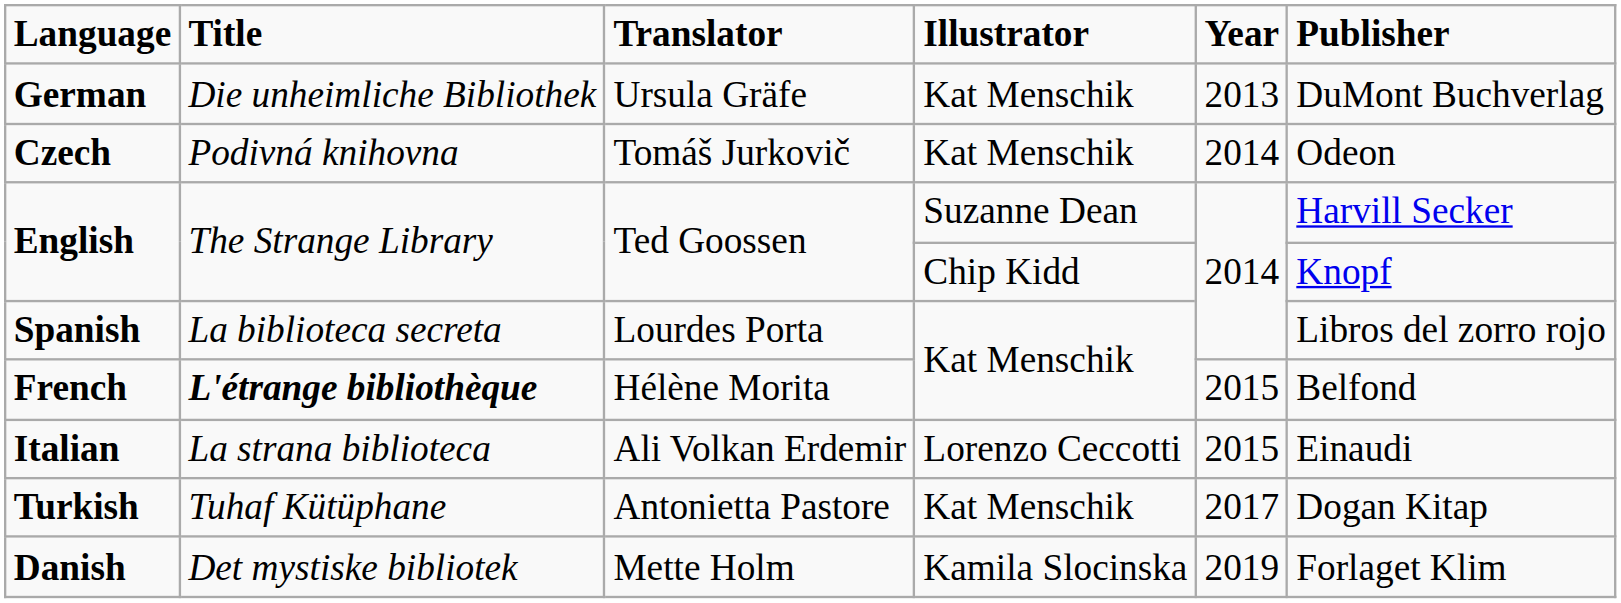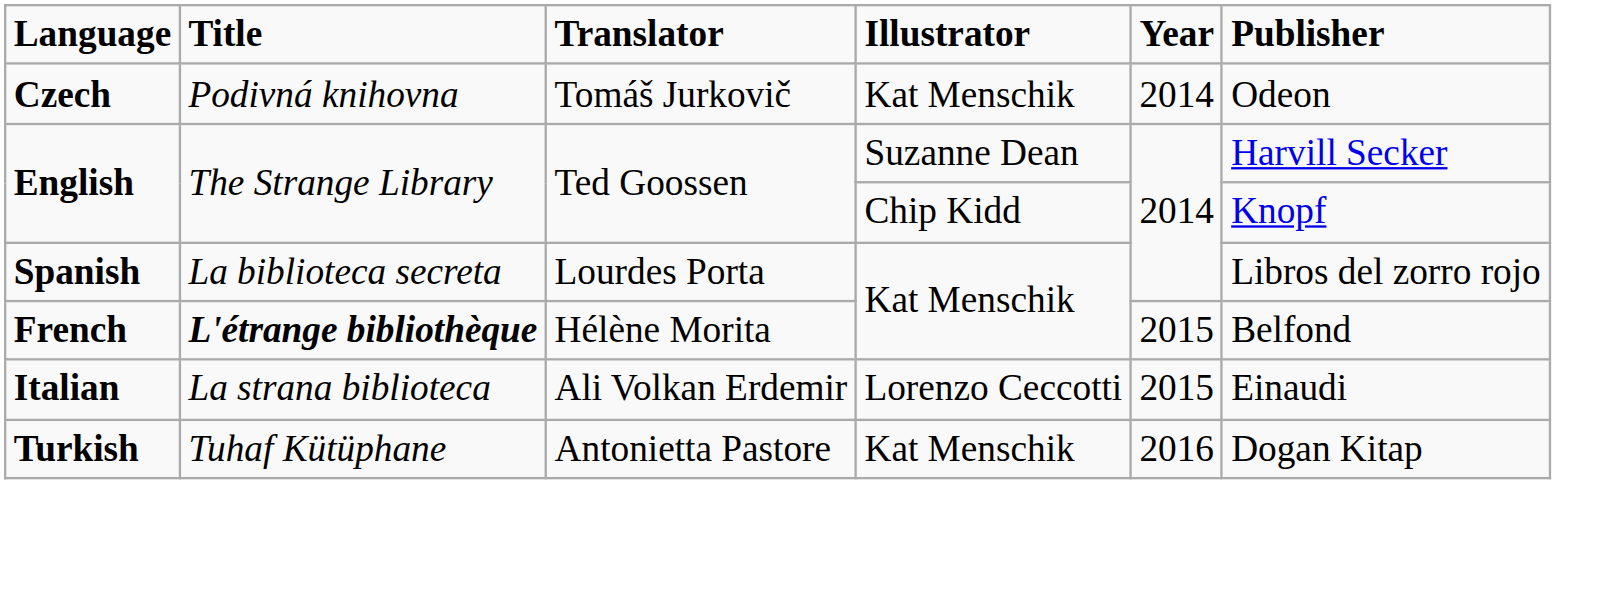- row: (80, 93)
(1242, 507) 2017 -> (1177, 447) 2016
- row: (70, 566)
